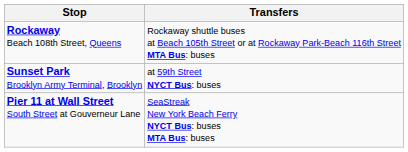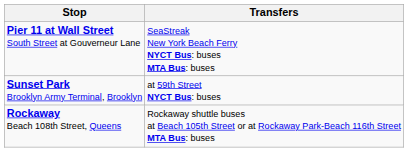rows swapped: (74, 107) <-> (64, 36)
